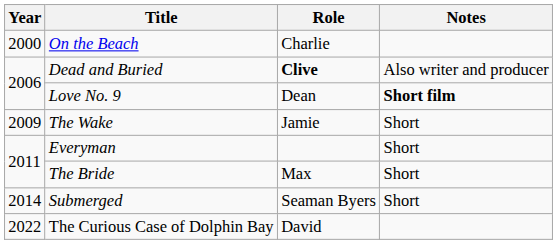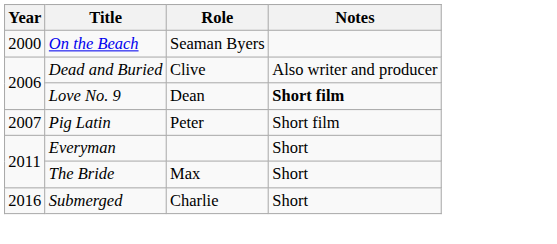(305, 43) Charlie -> (217, 43) Seaman Byers
(300, 69) bold -> (188, 69) normal
+ row: (80, 122)
- row: (81, 122)
(25, 200) 2014 -> (25, 200) 2016
(329, 200) Seaman Byers -> (194, 200) Charlie
- row: (161, 226)
